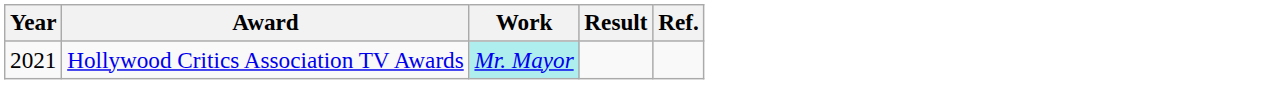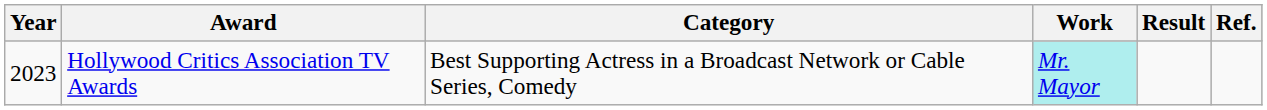+ column: (729, 22)
(33, 59) 2021 -> (33, 72) 2023
